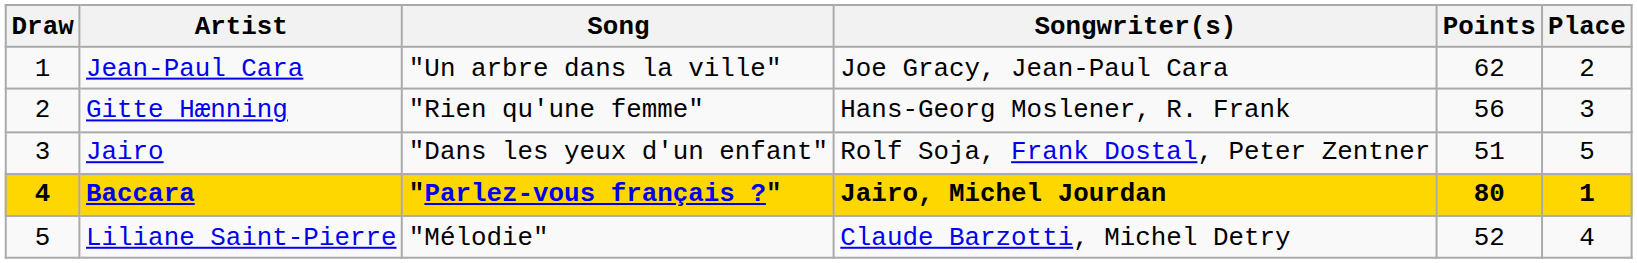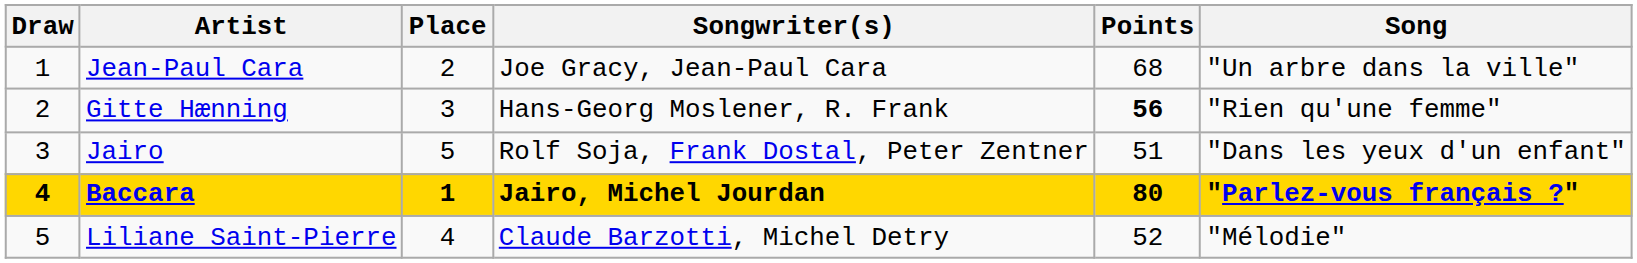columns swapped: (618, 26) <-> (1587, 26)
(1489, 68) 62 -> (1148, 68) 68
(1489, 110) normal -> (1148, 110) bold
